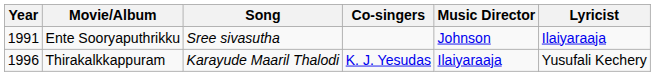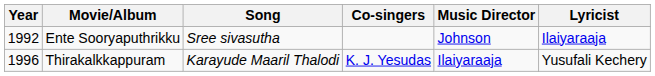(23, 37) 1991 -> (23, 37) 1992
